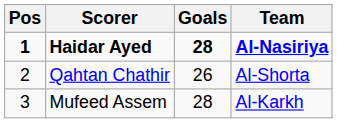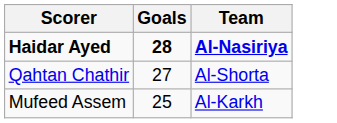- column: (25, 18)
(203, 74) 26 -> (162, 74) 27
(203, 103) 28 -> (162, 103) 25
